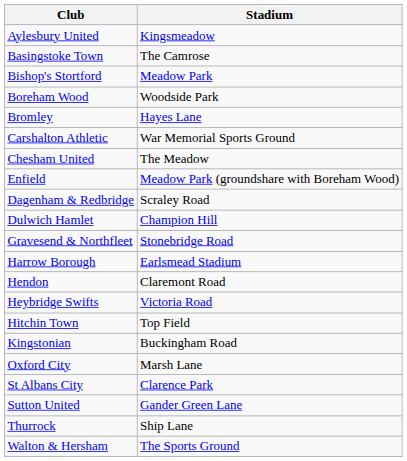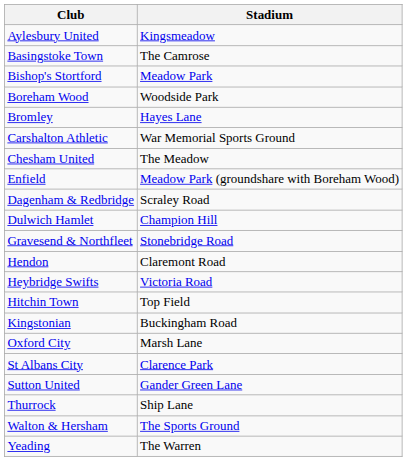- row: (51, 261)
+ row: (29, 446)
